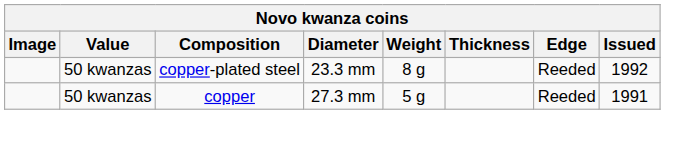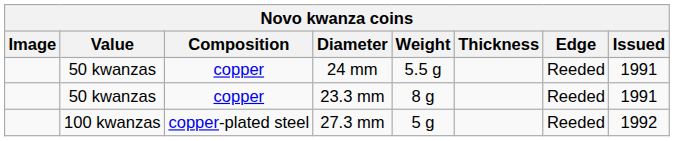+ row: (352, 70)
(230, 70) copper-plated steel -> (239, 97) copper
(630, 70) 1992 -> (639, 97) 1991
(108, 97) 50 kwanzas -> (112, 123) 100 kwanzas
(230, 97) copper -> (239, 123) copper-plated steel
(630, 97) 1991 -> (639, 123) 1992
